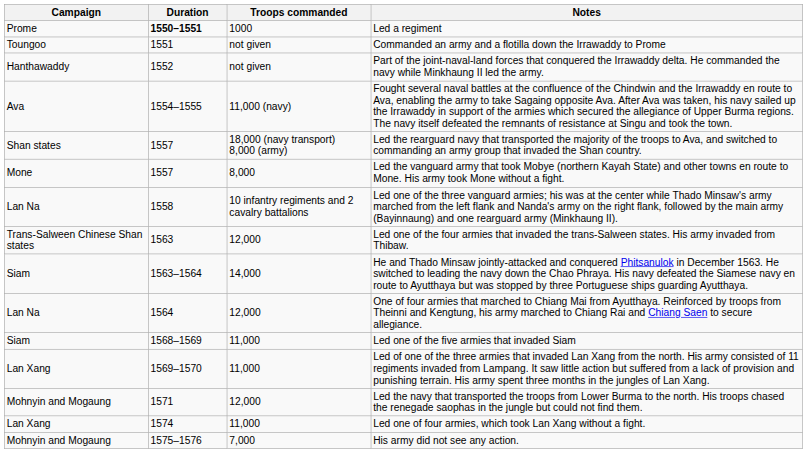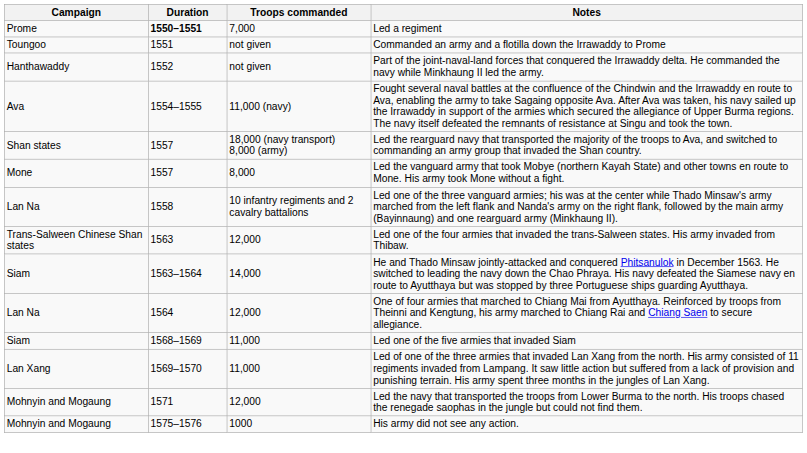(241, 28) 1000 -> (242, 28) 7,000
- row: (509, 424)
(242, 440) 7,000 -> (241, 424) 1000
